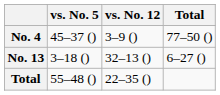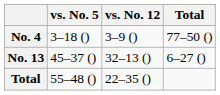(73, 36) 45–37 () -> (70, 36) 3–18 ()
(70, 57) 3–18 () -> (73, 57) 45–37 ()
